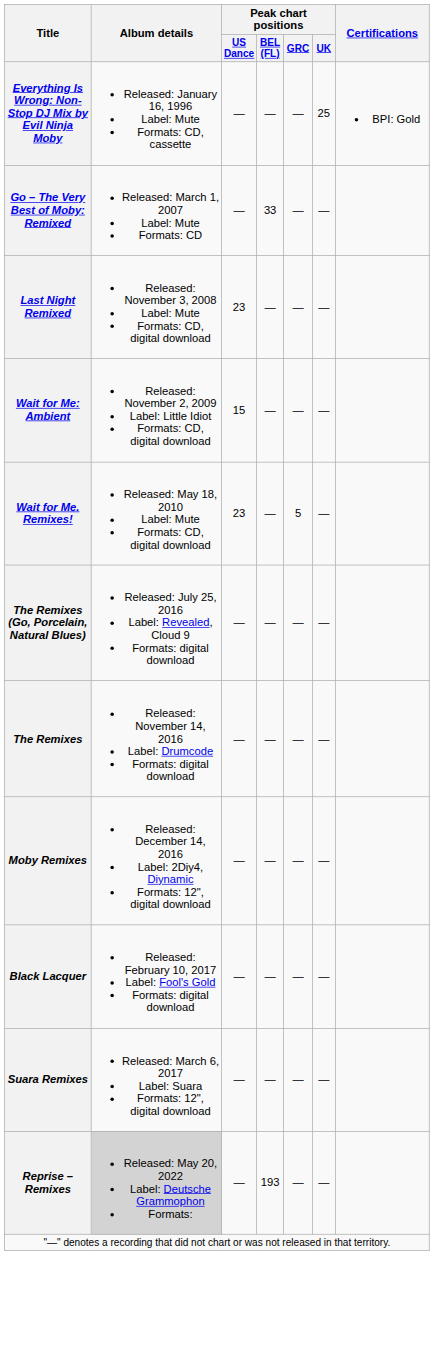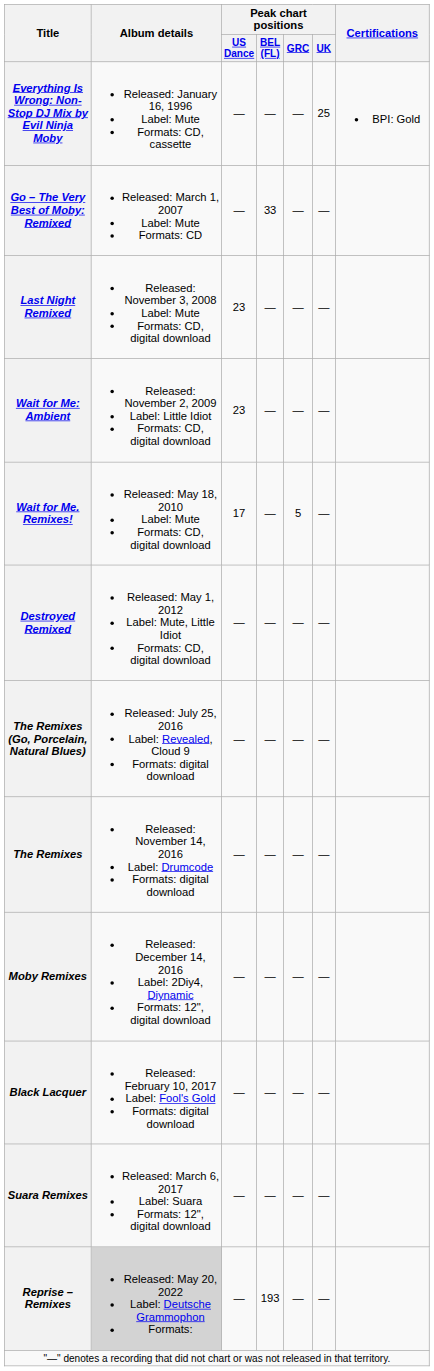(239, 410) 15 -> (239, 410) 23
(239, 513) 23 -> (239, 513) 17
+ row: (48, 623)
